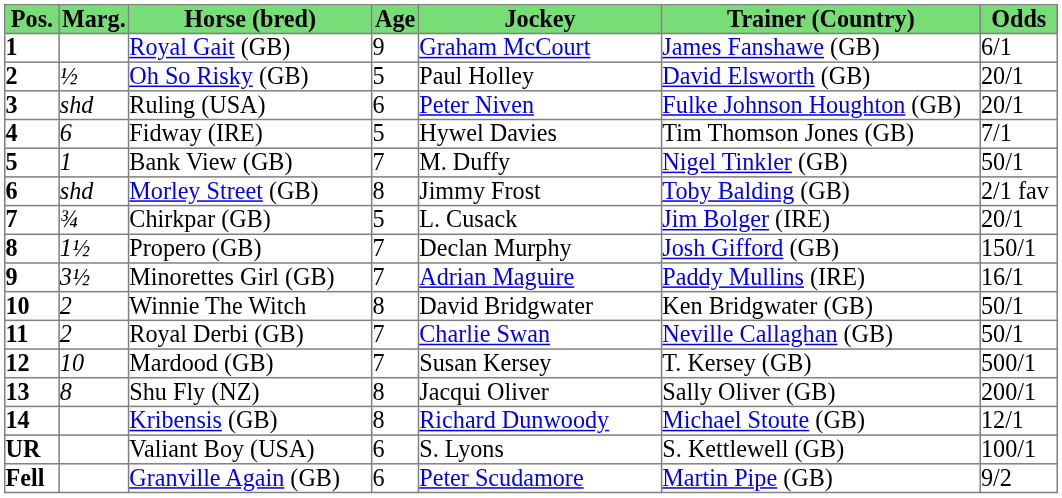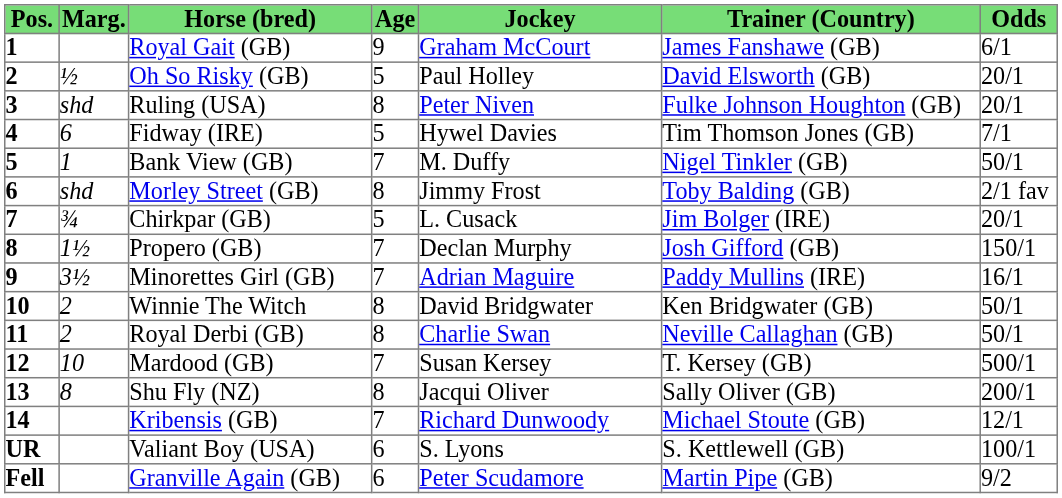(378, 104) 6 -> (378, 104) 8
(378, 334) 7 -> (378, 334) 8
(378, 420) 8 -> (378, 420) 7
